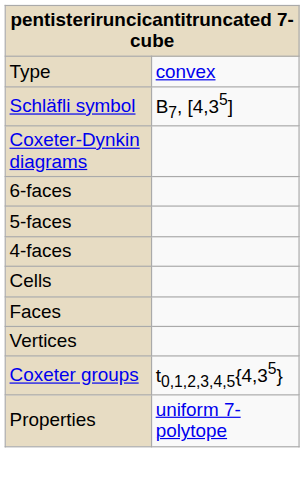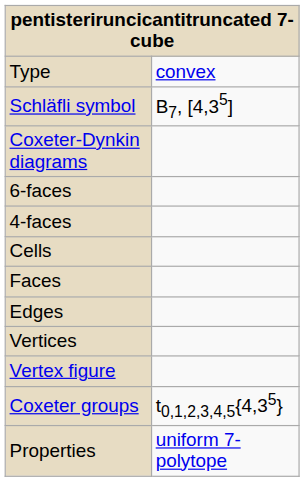- row: (41, 221)
+ row: (36, 311)
+ row: (63, 371)
